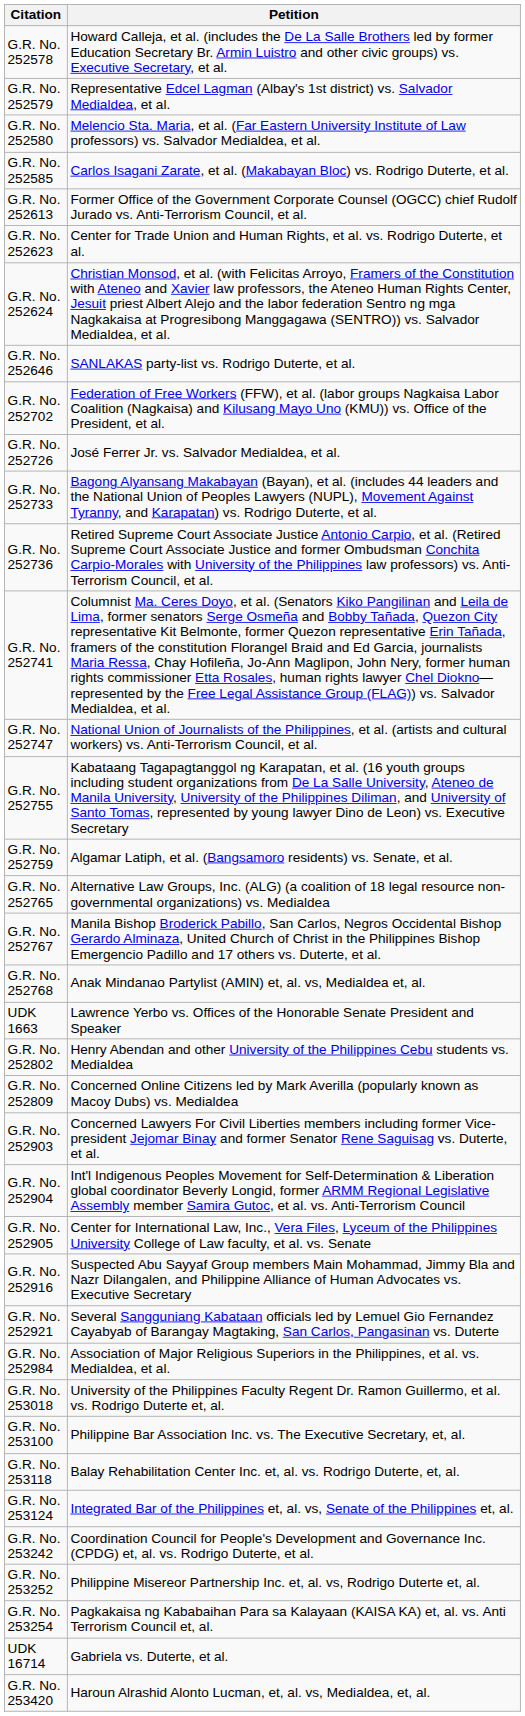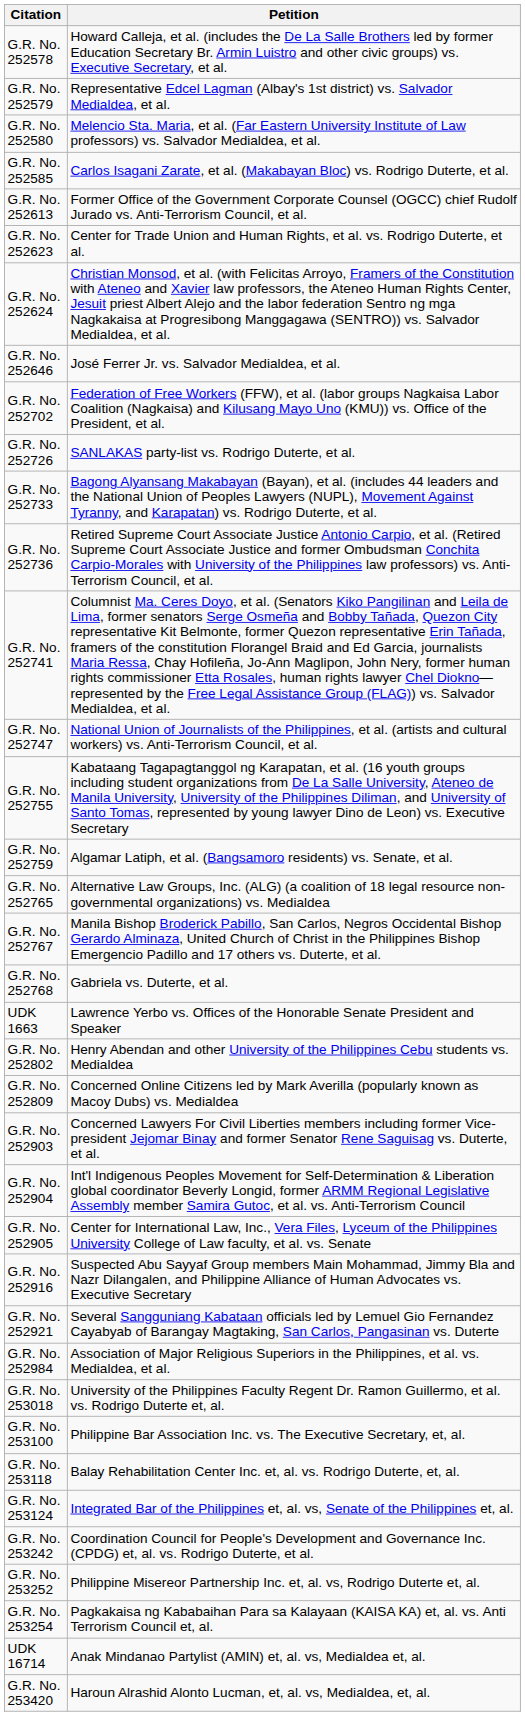(213, 363) SANLAKAS party-list vs. Rodrigo Duterte, et al. -> (205, 363) José Ferrer Jr. vs. Salvador Medialdea, et al.
(205, 452) José Ferrer Jr. vs. Salvador Medialdea, et al. -> (213, 452) SANLAKAS party-list vs. Rodrigo Duterte, et al.
(248, 983) Anak Mindanao Partylist (AMIN) et, al. vs, Medialdea et, al. -> (149, 983) Gabriela vs. Duterte, et al.
(149, 1656) Gabriela vs. Duterte, et al. -> (248, 1656) Anak Mindanao Partylist (AMIN) et, al. vs, Medialdea et, al.
